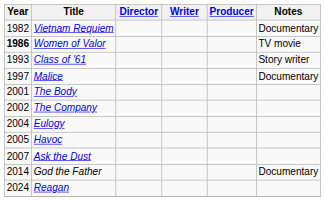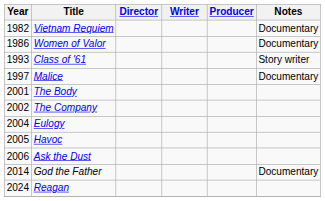(18, 44) bold -> (18, 44) normal
(280, 44) TV movie -> (288, 44) Documentary
(18, 156) 2007 -> (18, 156) 2006
